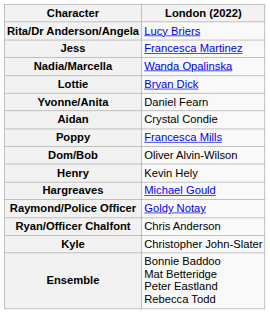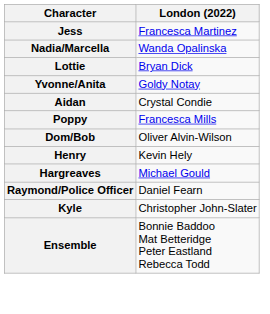- row: (73, 31)
(176, 102) Daniel Fearn -> (169, 84) Goldy Notay
(175, 208) Goldy Notay -> (171, 191) Daniel Fearn
- row: (73, 226)
